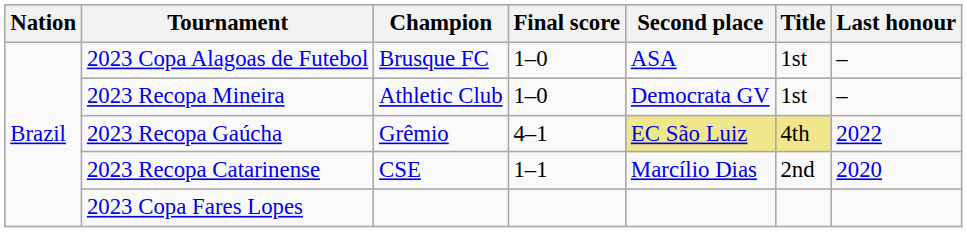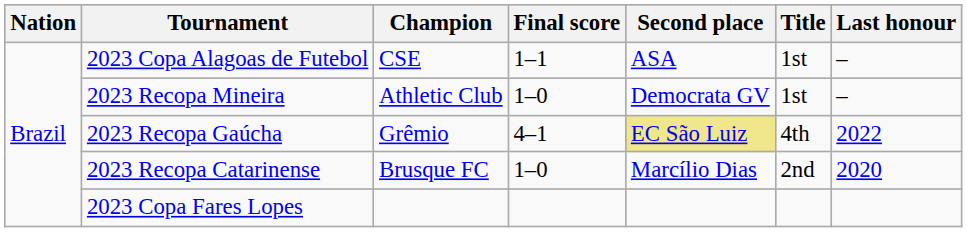(434, 59) Brusque FC -> (400, 59) CSE
(531, 59) 1–0 -> (531, 59) 1–1
(795, 133) khaki background -> (795, 133) no background
(400, 170) CSE -> (434, 170) Brusque FC
(531, 170) 1–1 -> (531, 170) 1–0
